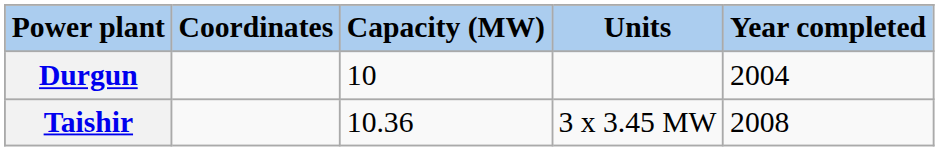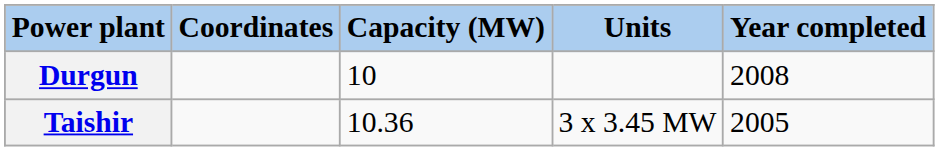(760, 74) 2004 -> (760, 74) 2008
(760, 121) 2008 -> (760, 121) 2005
